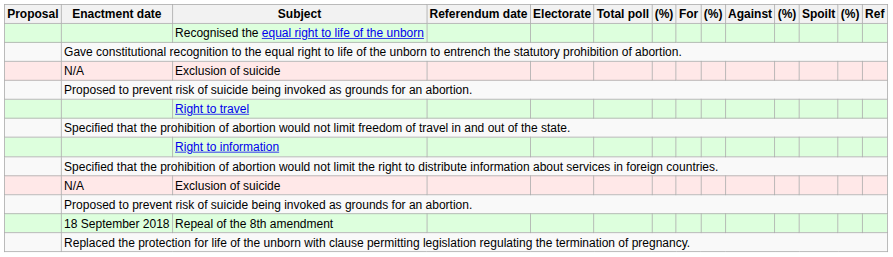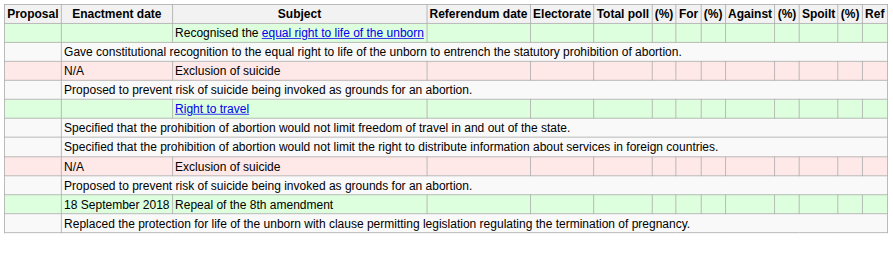- row: (117, 147)
